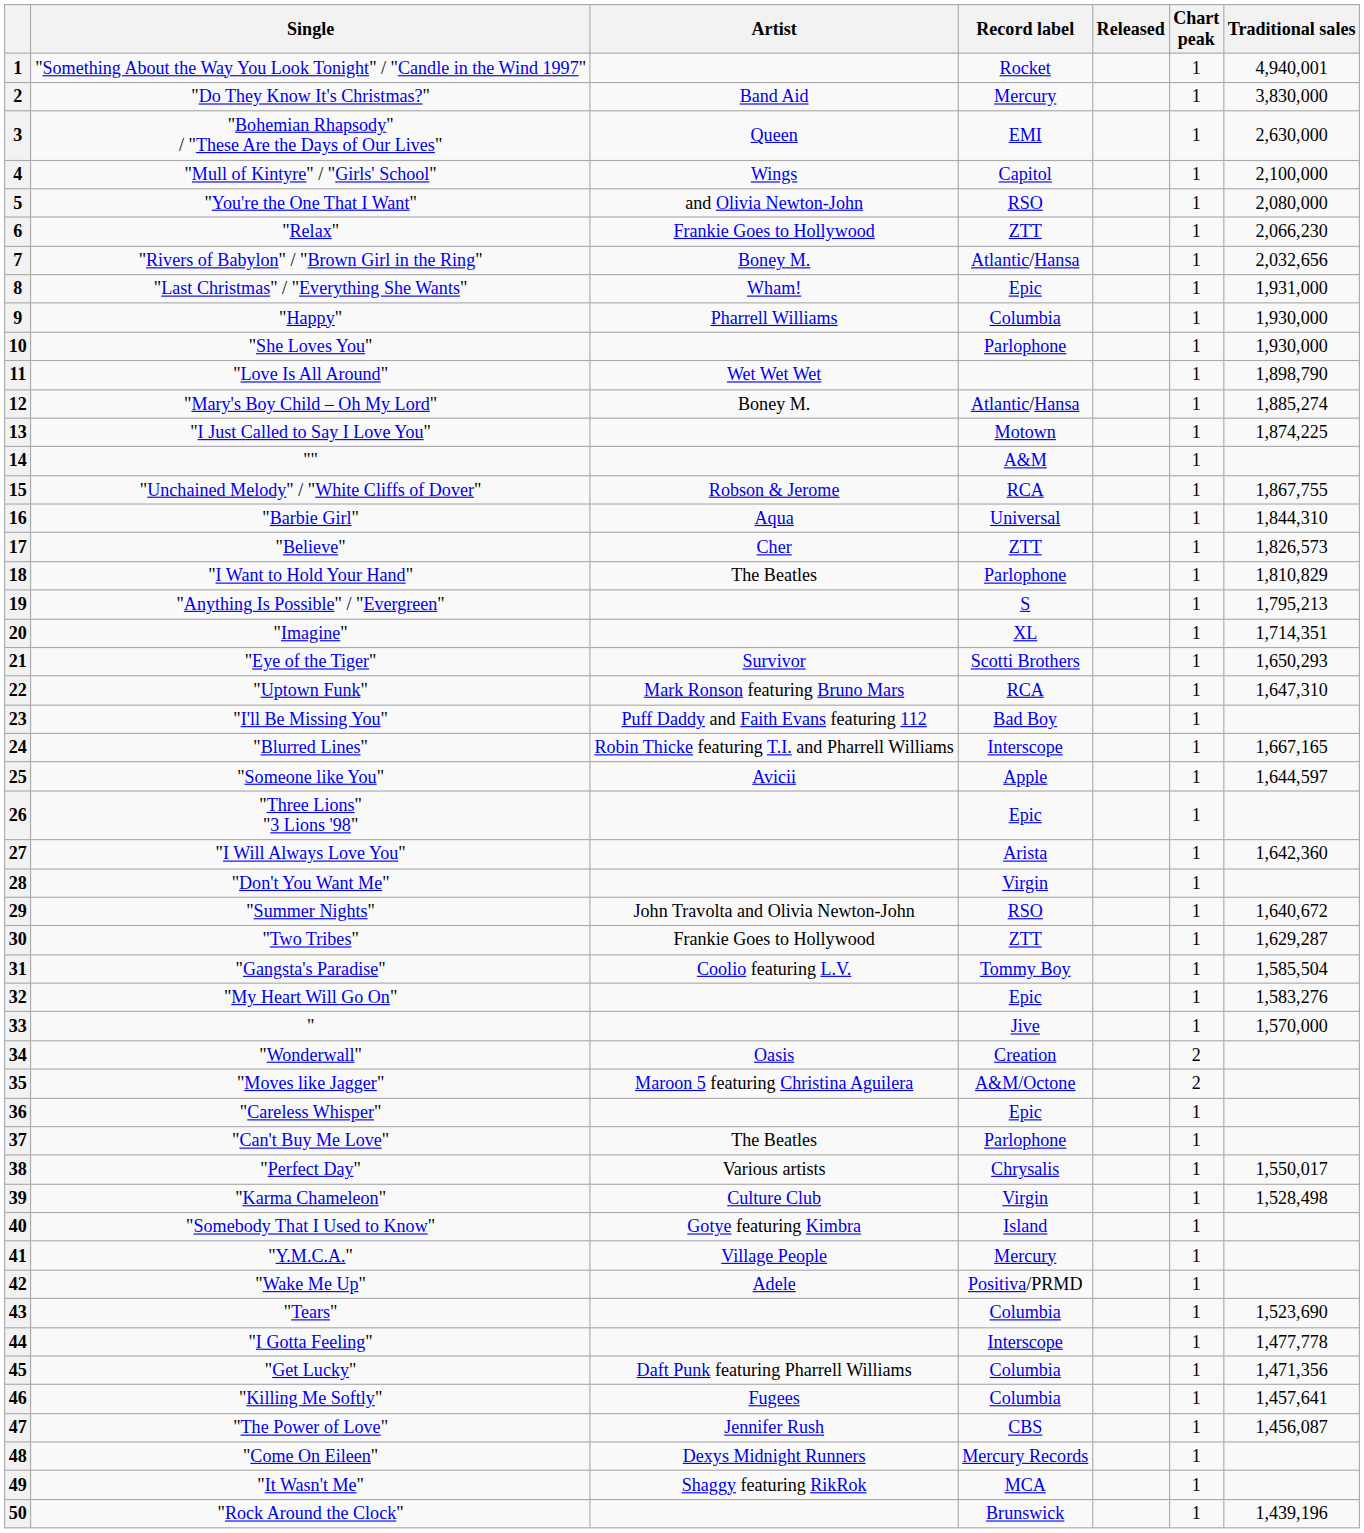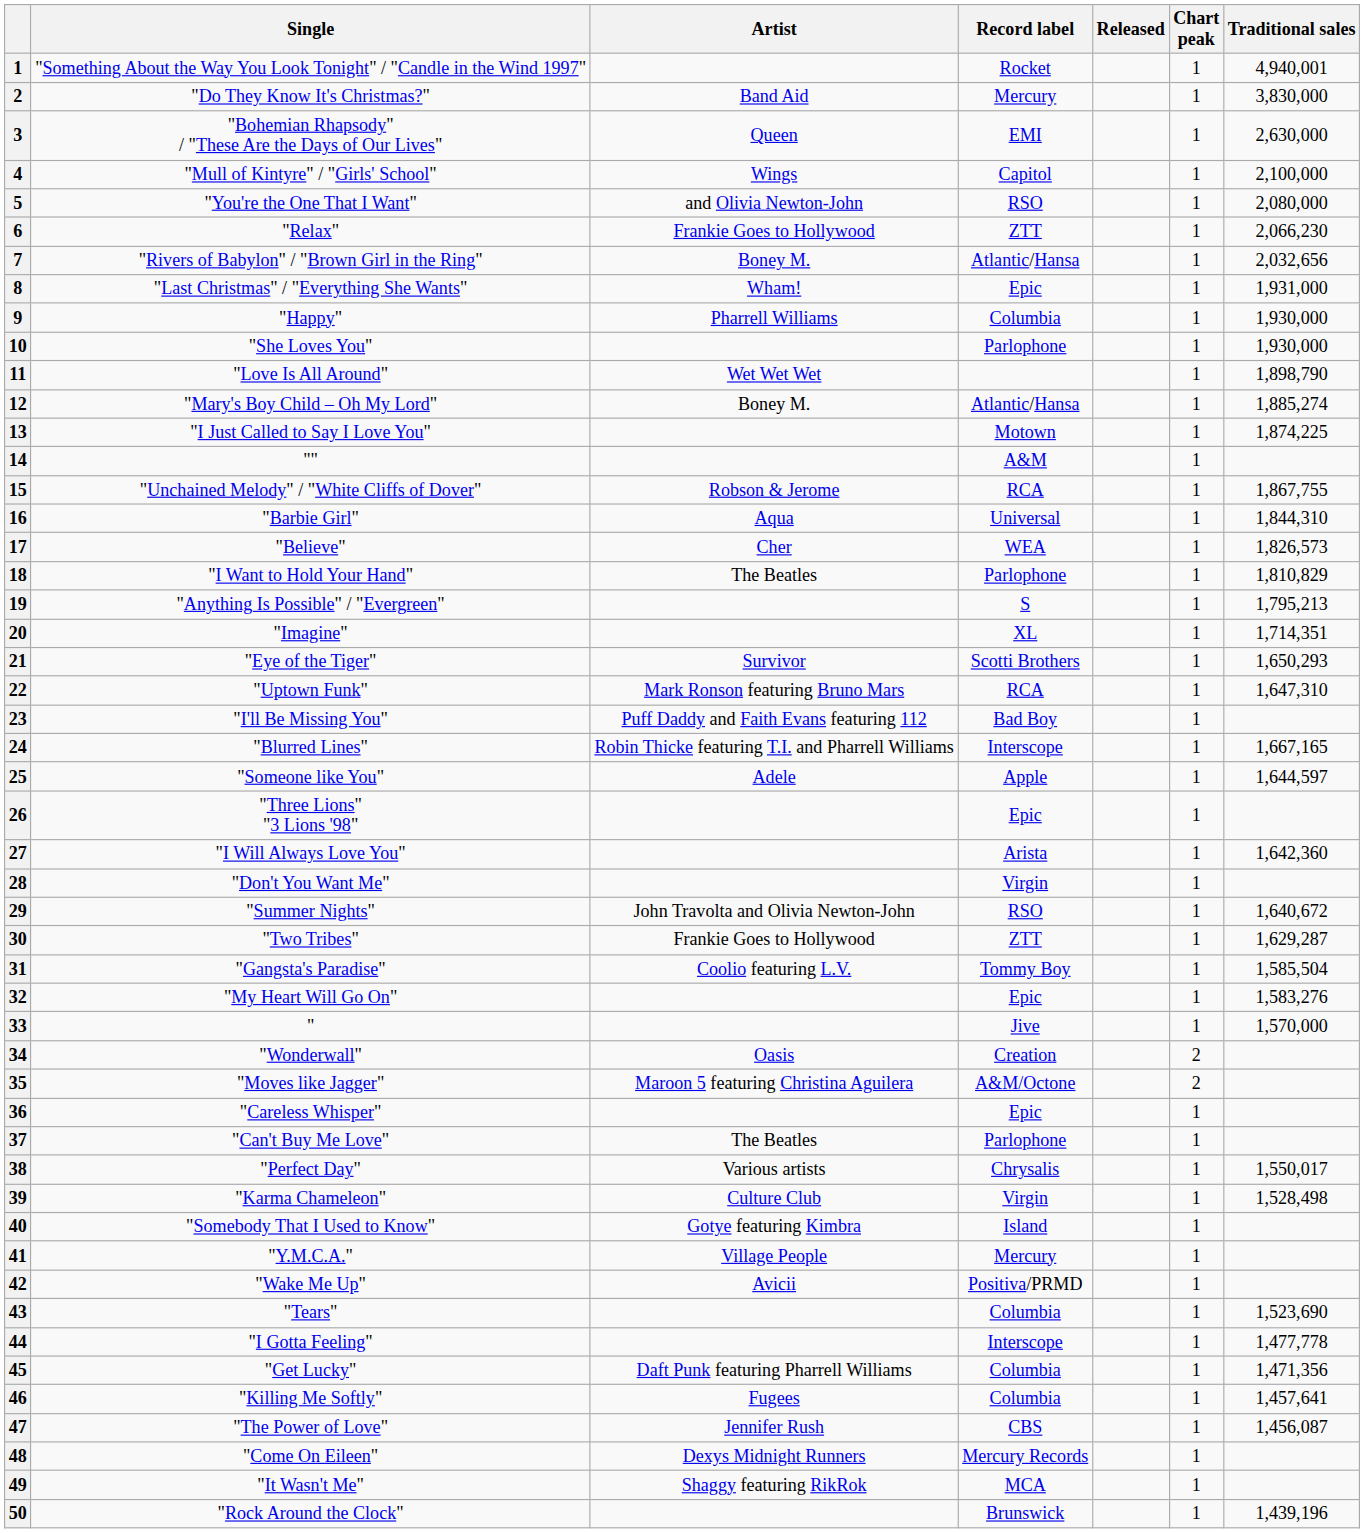(1025, 546) ZTT -> (1025, 546) WEA
(774, 776) Avicii -> (774, 776) Adele
(774, 1284) Adele -> (774, 1284) Avicii
